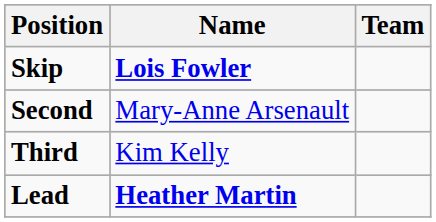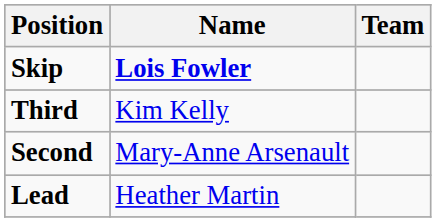rows swapped: (44, 152) <-> (52, 110)
(206, 195) bold -> (197, 195) normal
